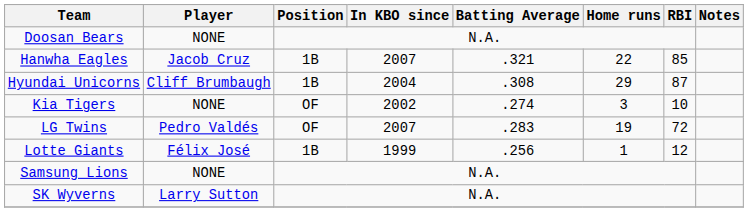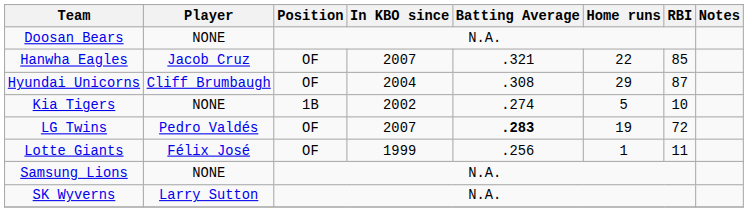(310, 61) 1B -> (310, 61) OF
(310, 83) 1B -> (310, 83) OF
(310, 106) OF -> (310, 106) 1B
(624, 106) 3 -> (624, 106) 5
(518, 128) normal -> (518, 128) bold
(310, 151) 1B -> (310, 151) OF
(680, 151) 12 -> (680, 151) 11
